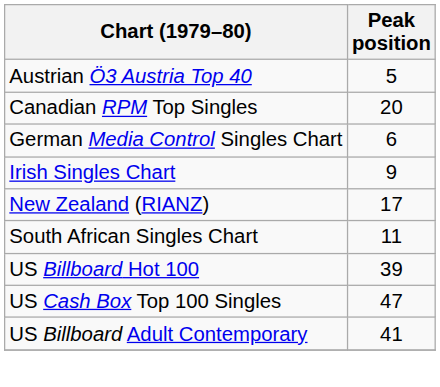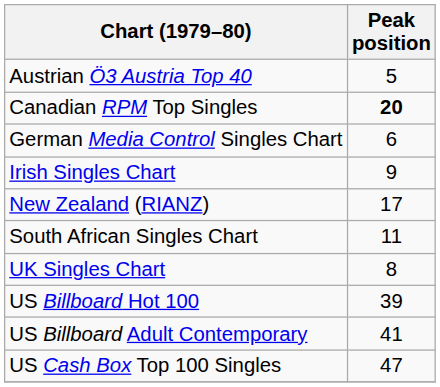(391, 107) normal -> (391, 107) bold
+ row: (87, 269)
rows swapped: (158, 333) <-> (145, 301)
